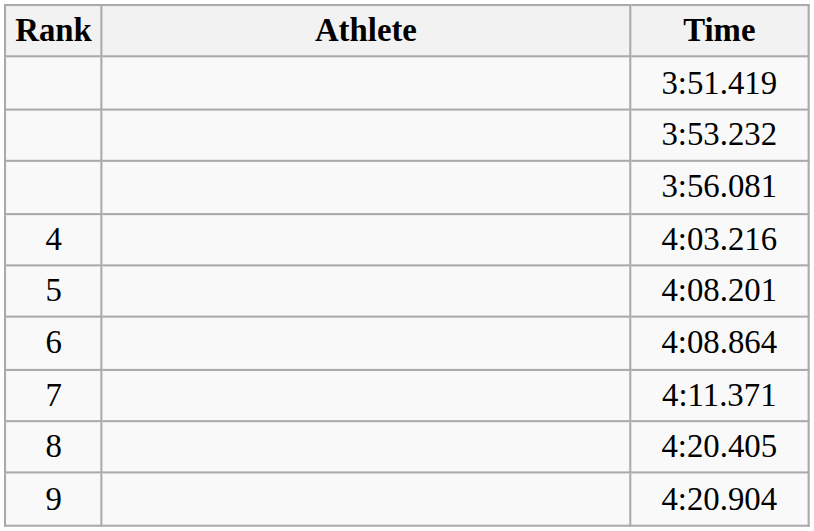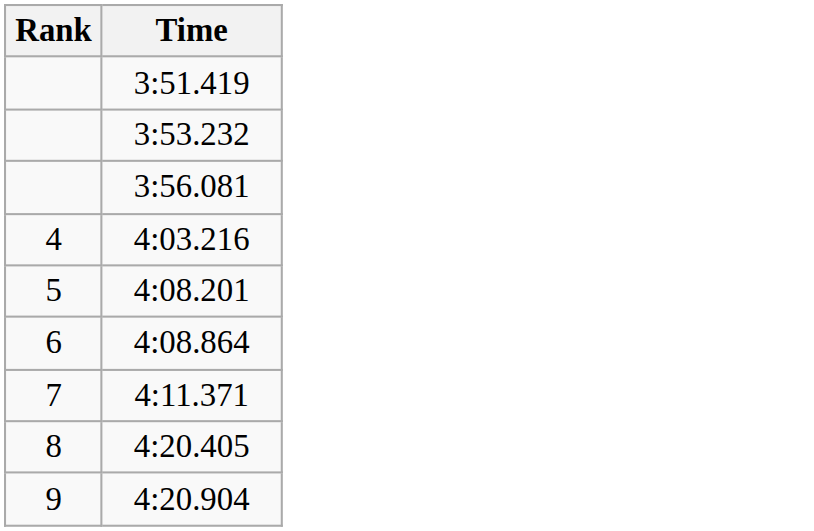- column: (366, 30)
